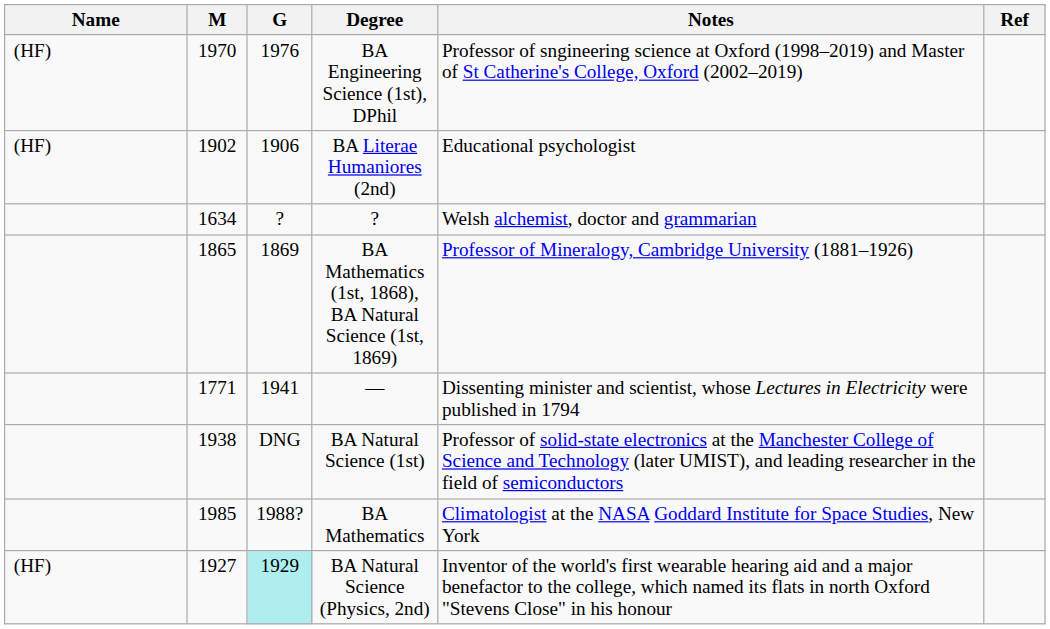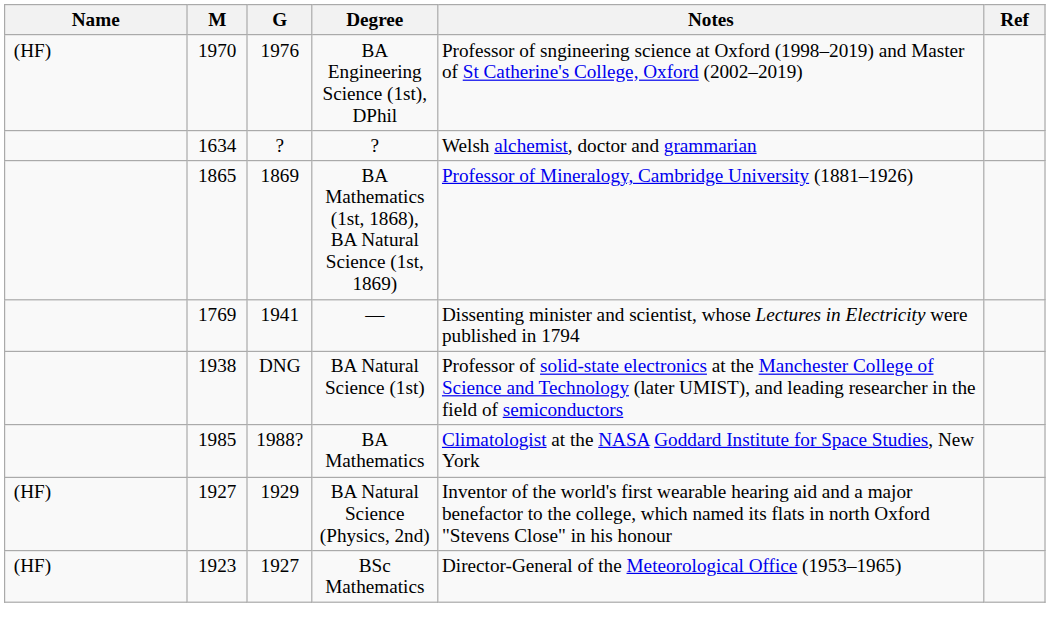- row: (375, 167)
(217, 387) 1771 -> (217, 314) 1769
(280, 565) paleturquoise background -> (280, 492) no background
+ row: (375, 576)
